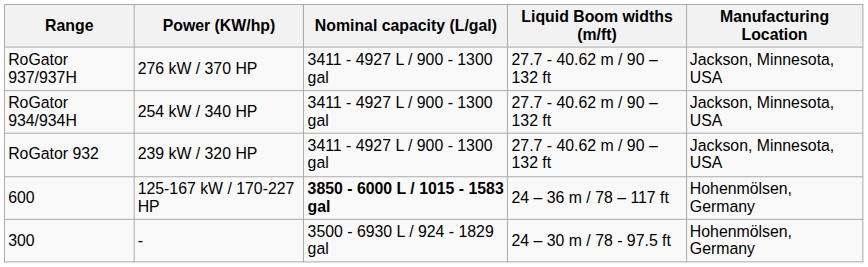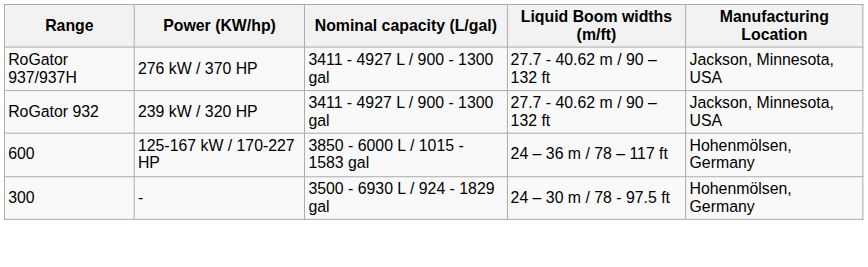- row: (42, 111)
(406, 197) bold -> (386, 154) normal
